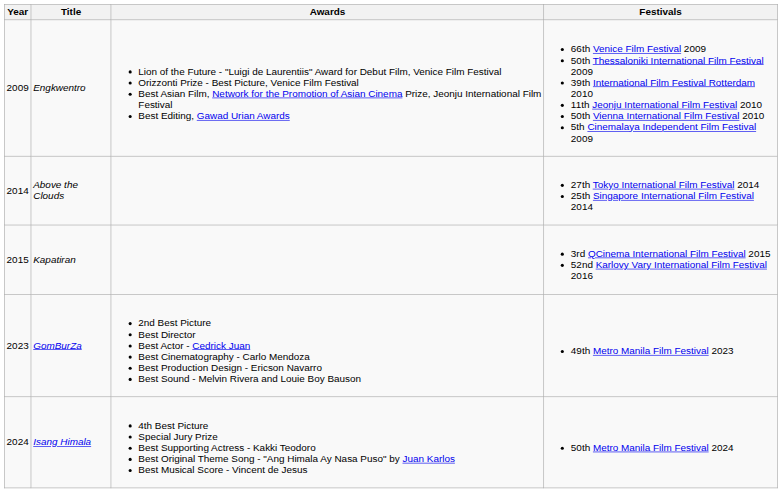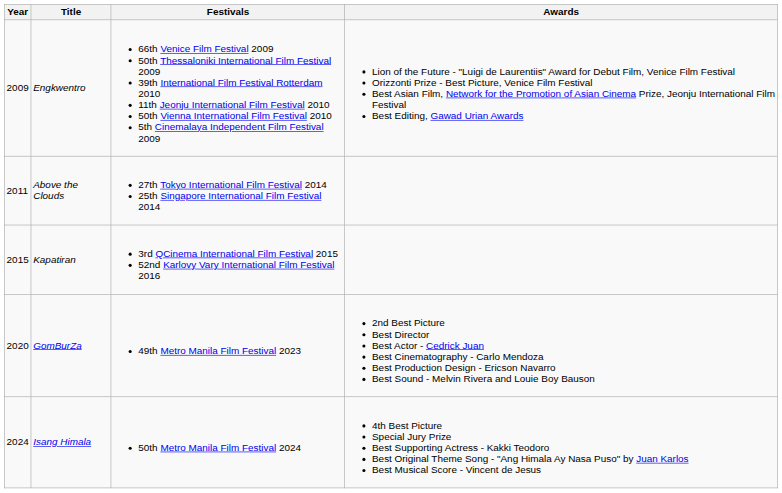columns swapped: (661, 12) <-> (327, 12)
(18, 190) 2014 -> (17, 190) 2011
(18, 345) 2023 -> (18, 345) 2020
